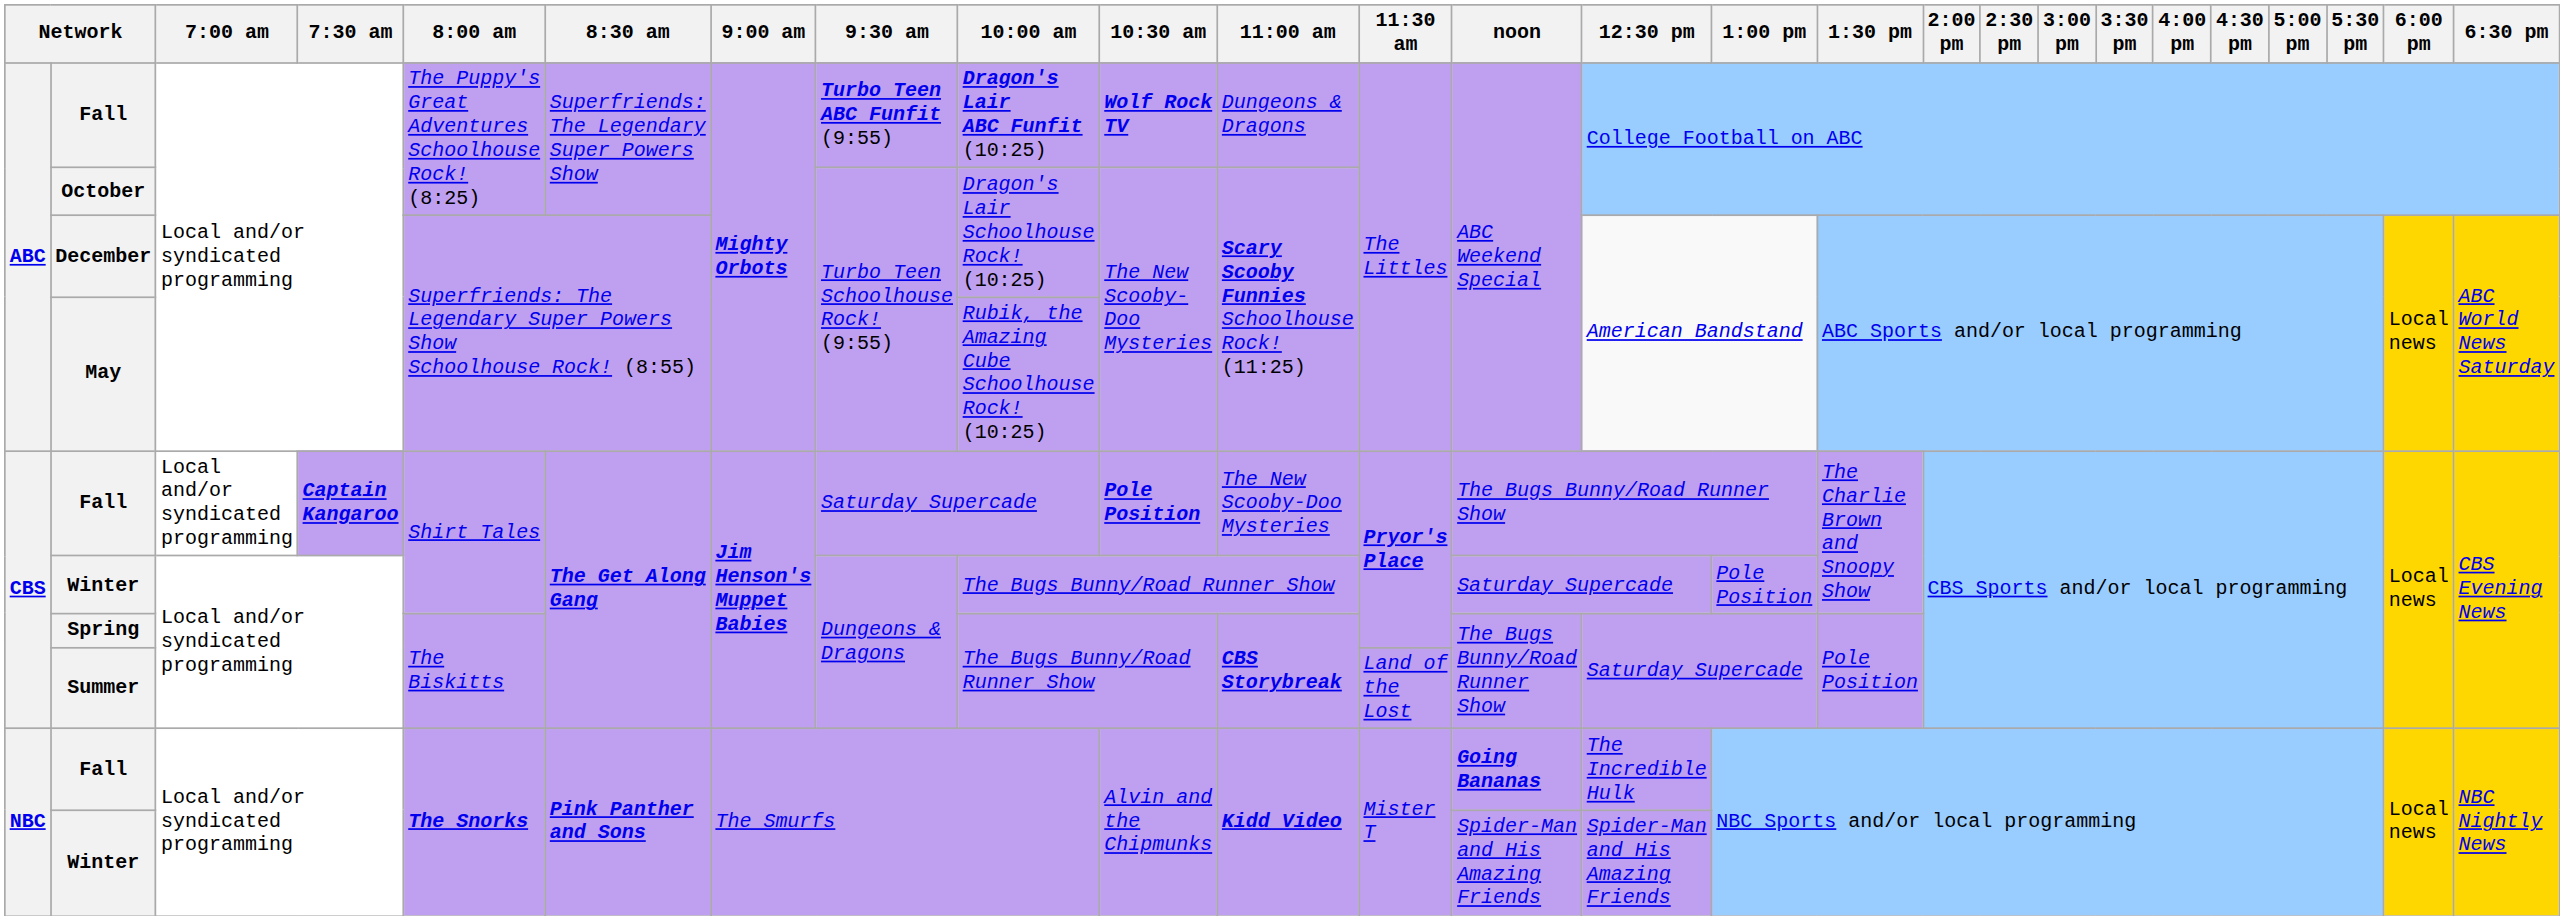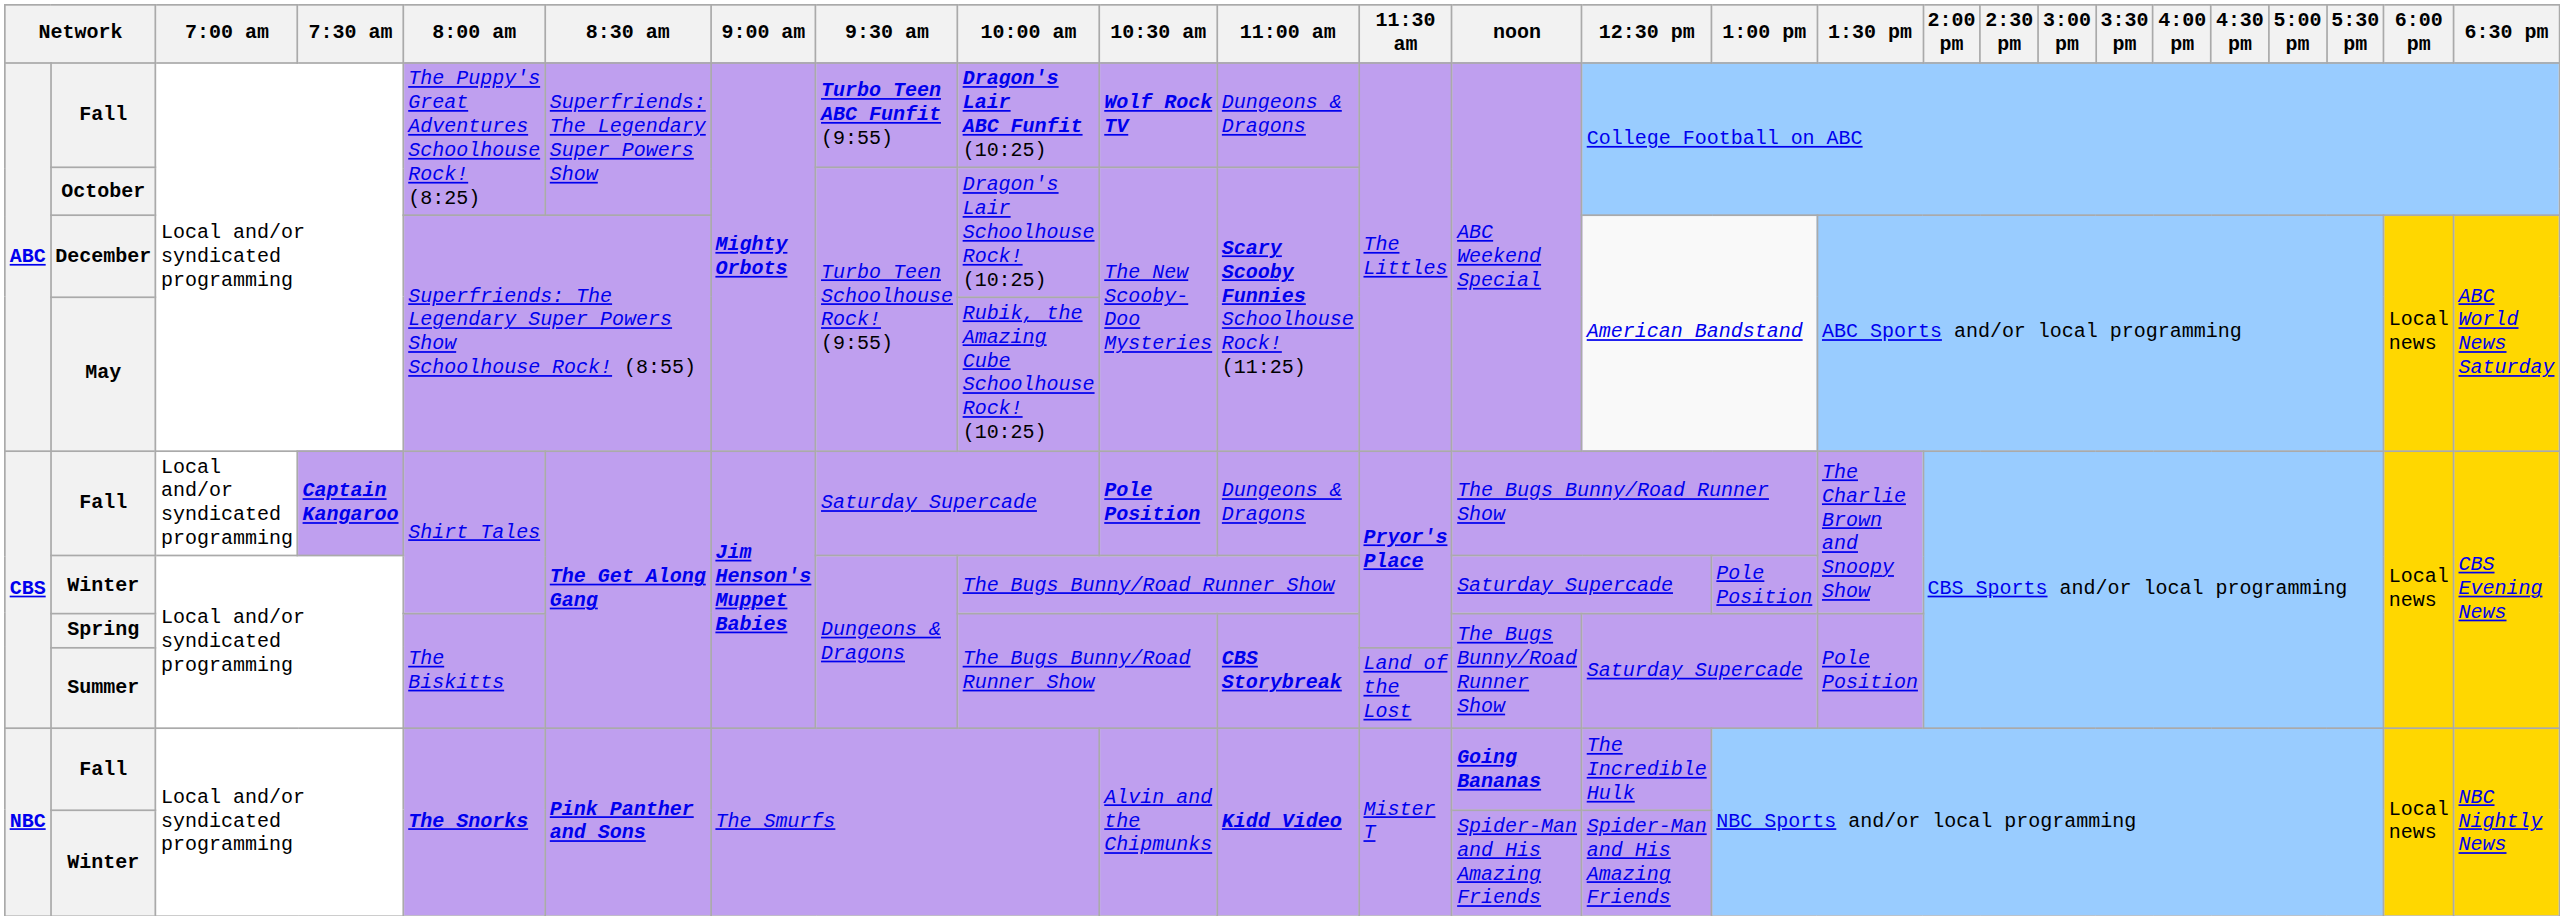(1282, 503) The New Scooby-Doo Mysteries -> (1282, 503) Dungeons & Dragons
